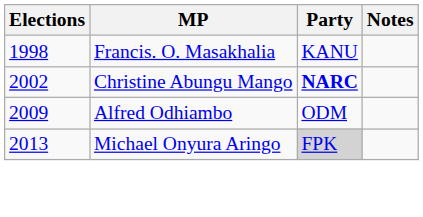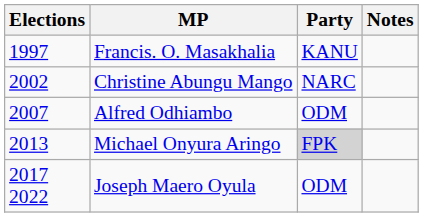(29, 50) 1998 -> (29, 50) 1997
(330, 81) bold -> (329, 81) normal
(29, 112) 2009 -> (29, 112) 2007
+ row: (175, 185)
